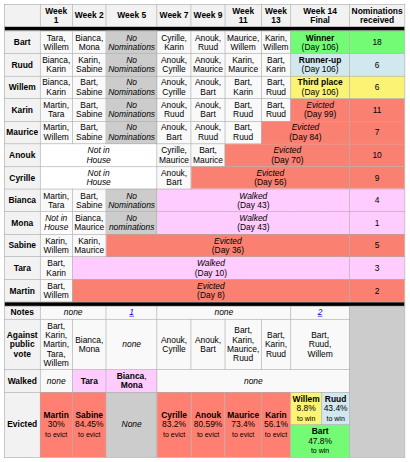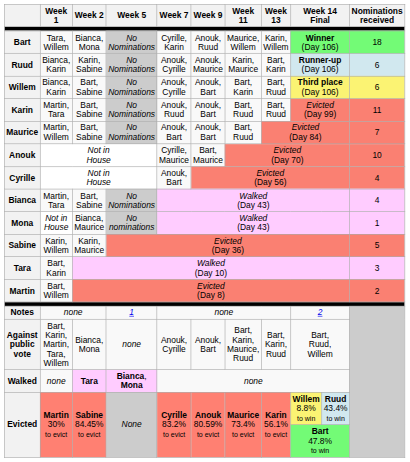(208, 132) Anouk, Ruud -> (208, 132) Anouk, Bart
(377, 177) 9 -> (377, 177) 4
